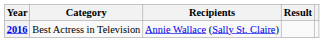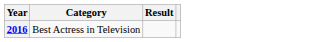- column: (212, 12)
